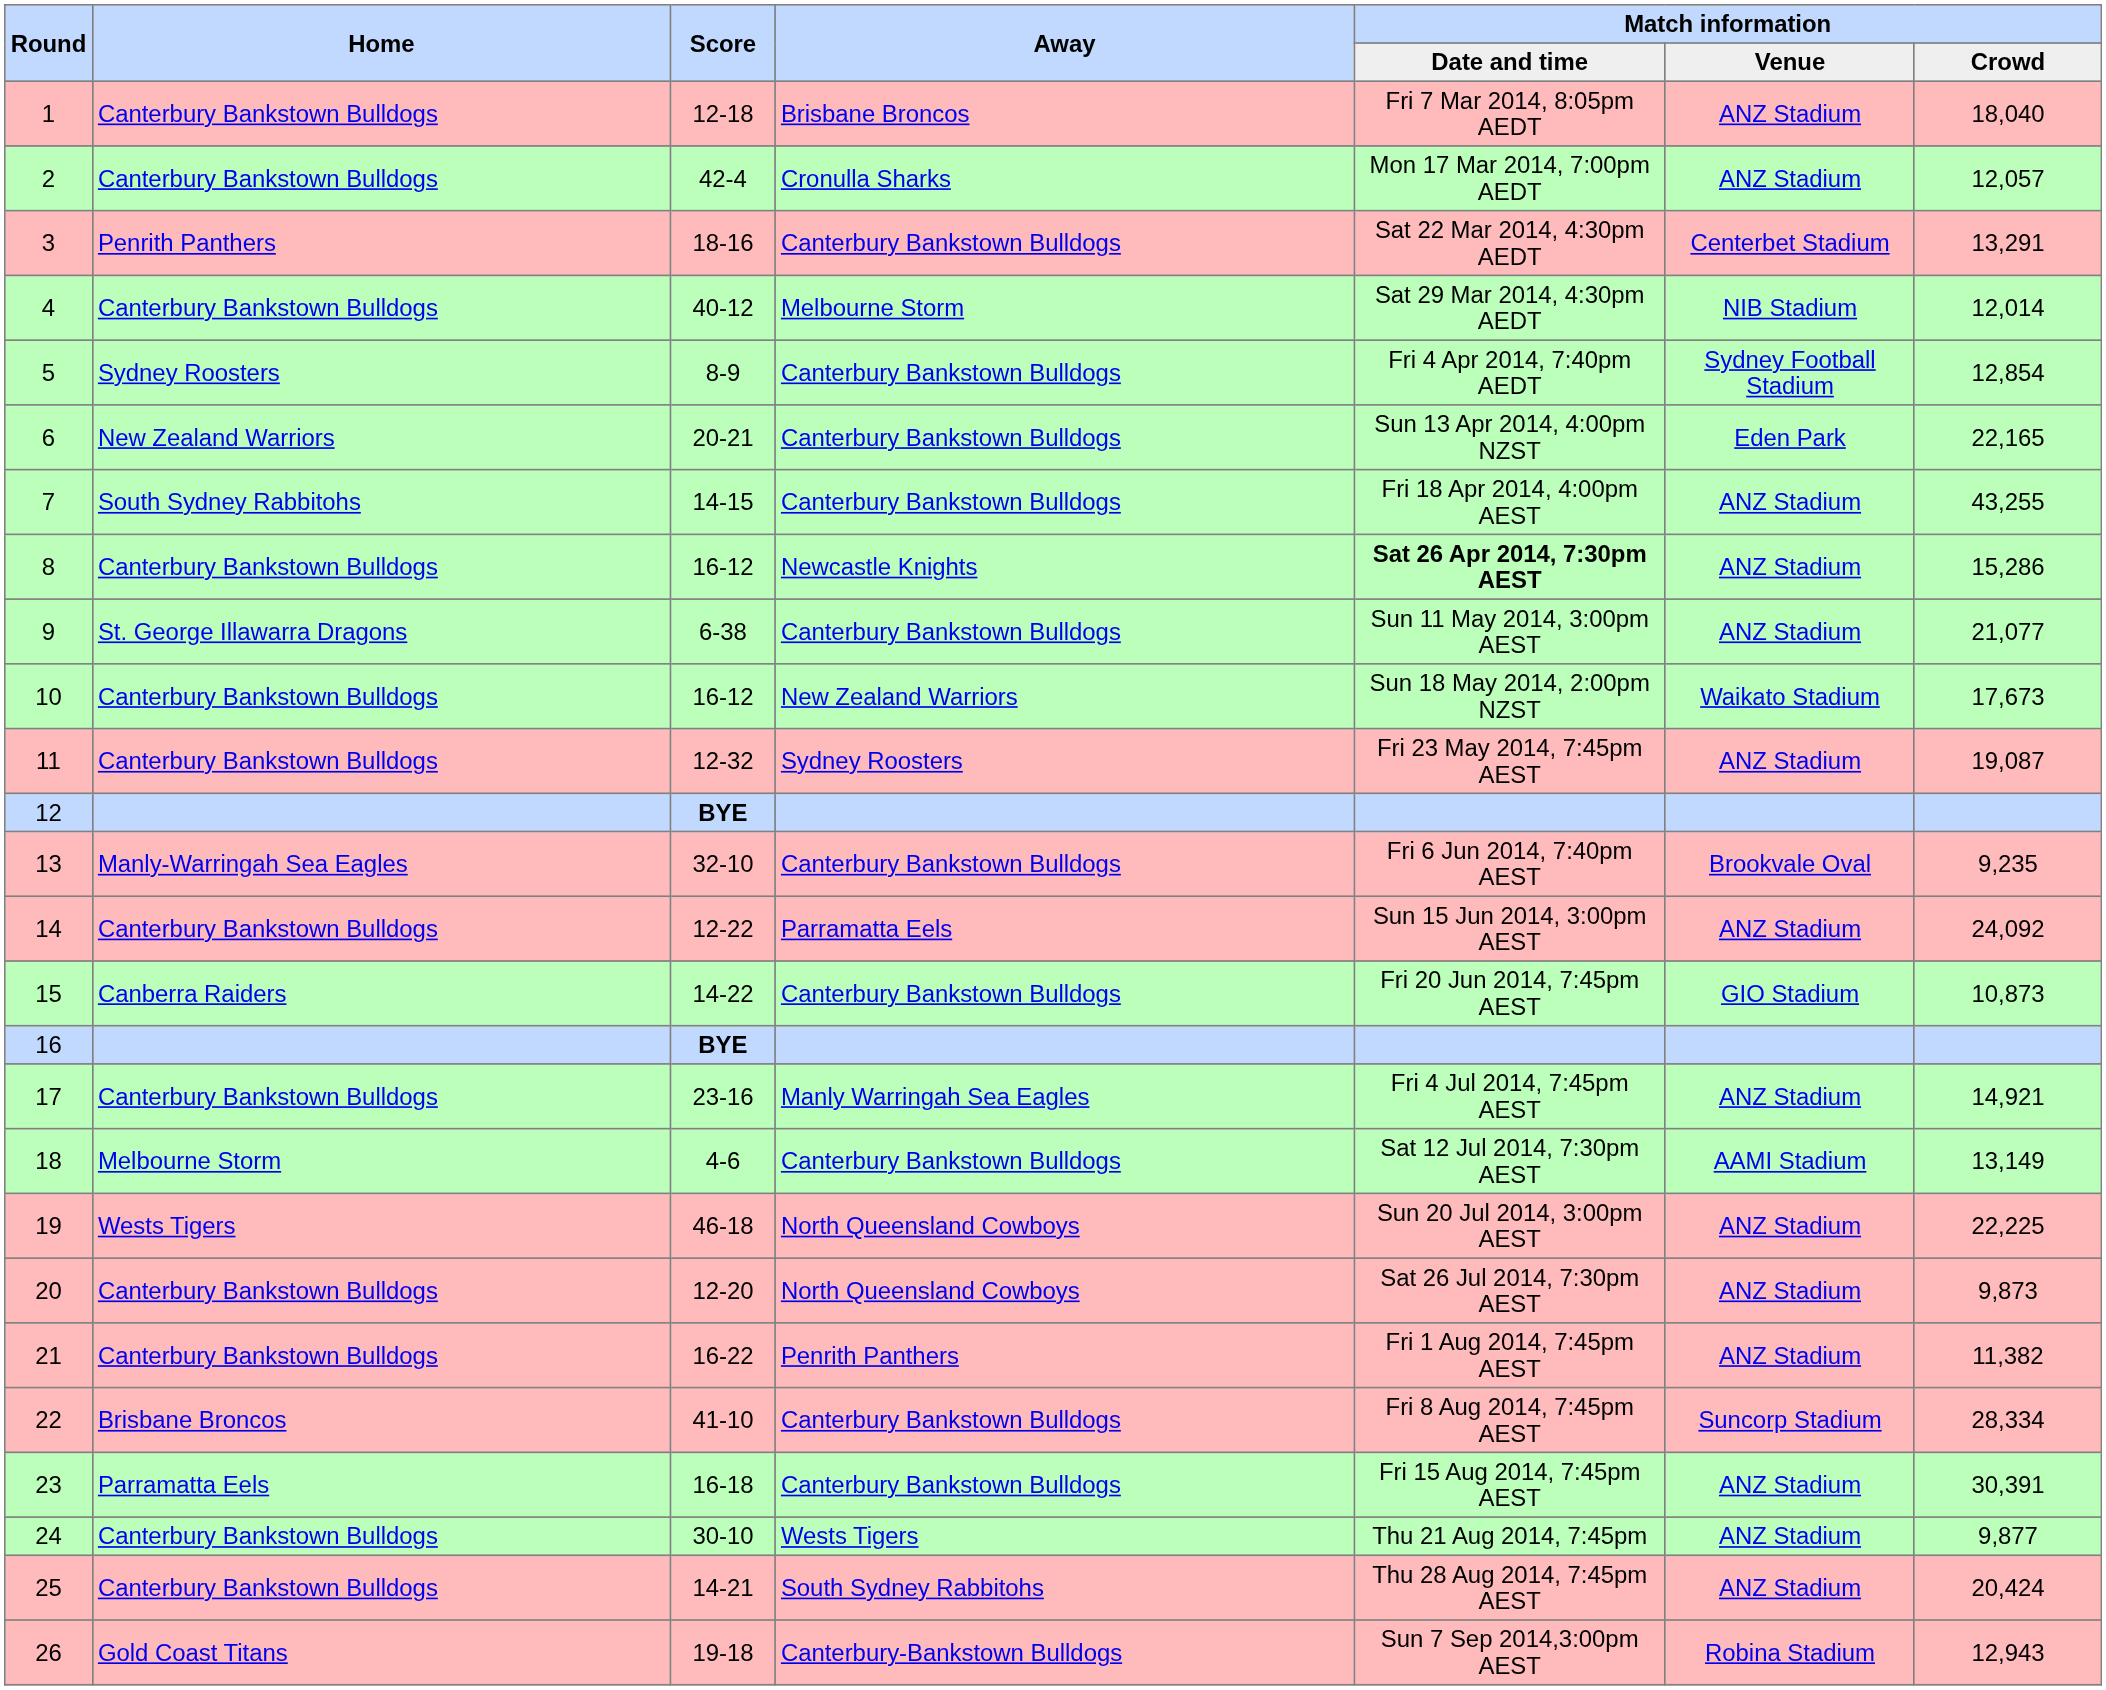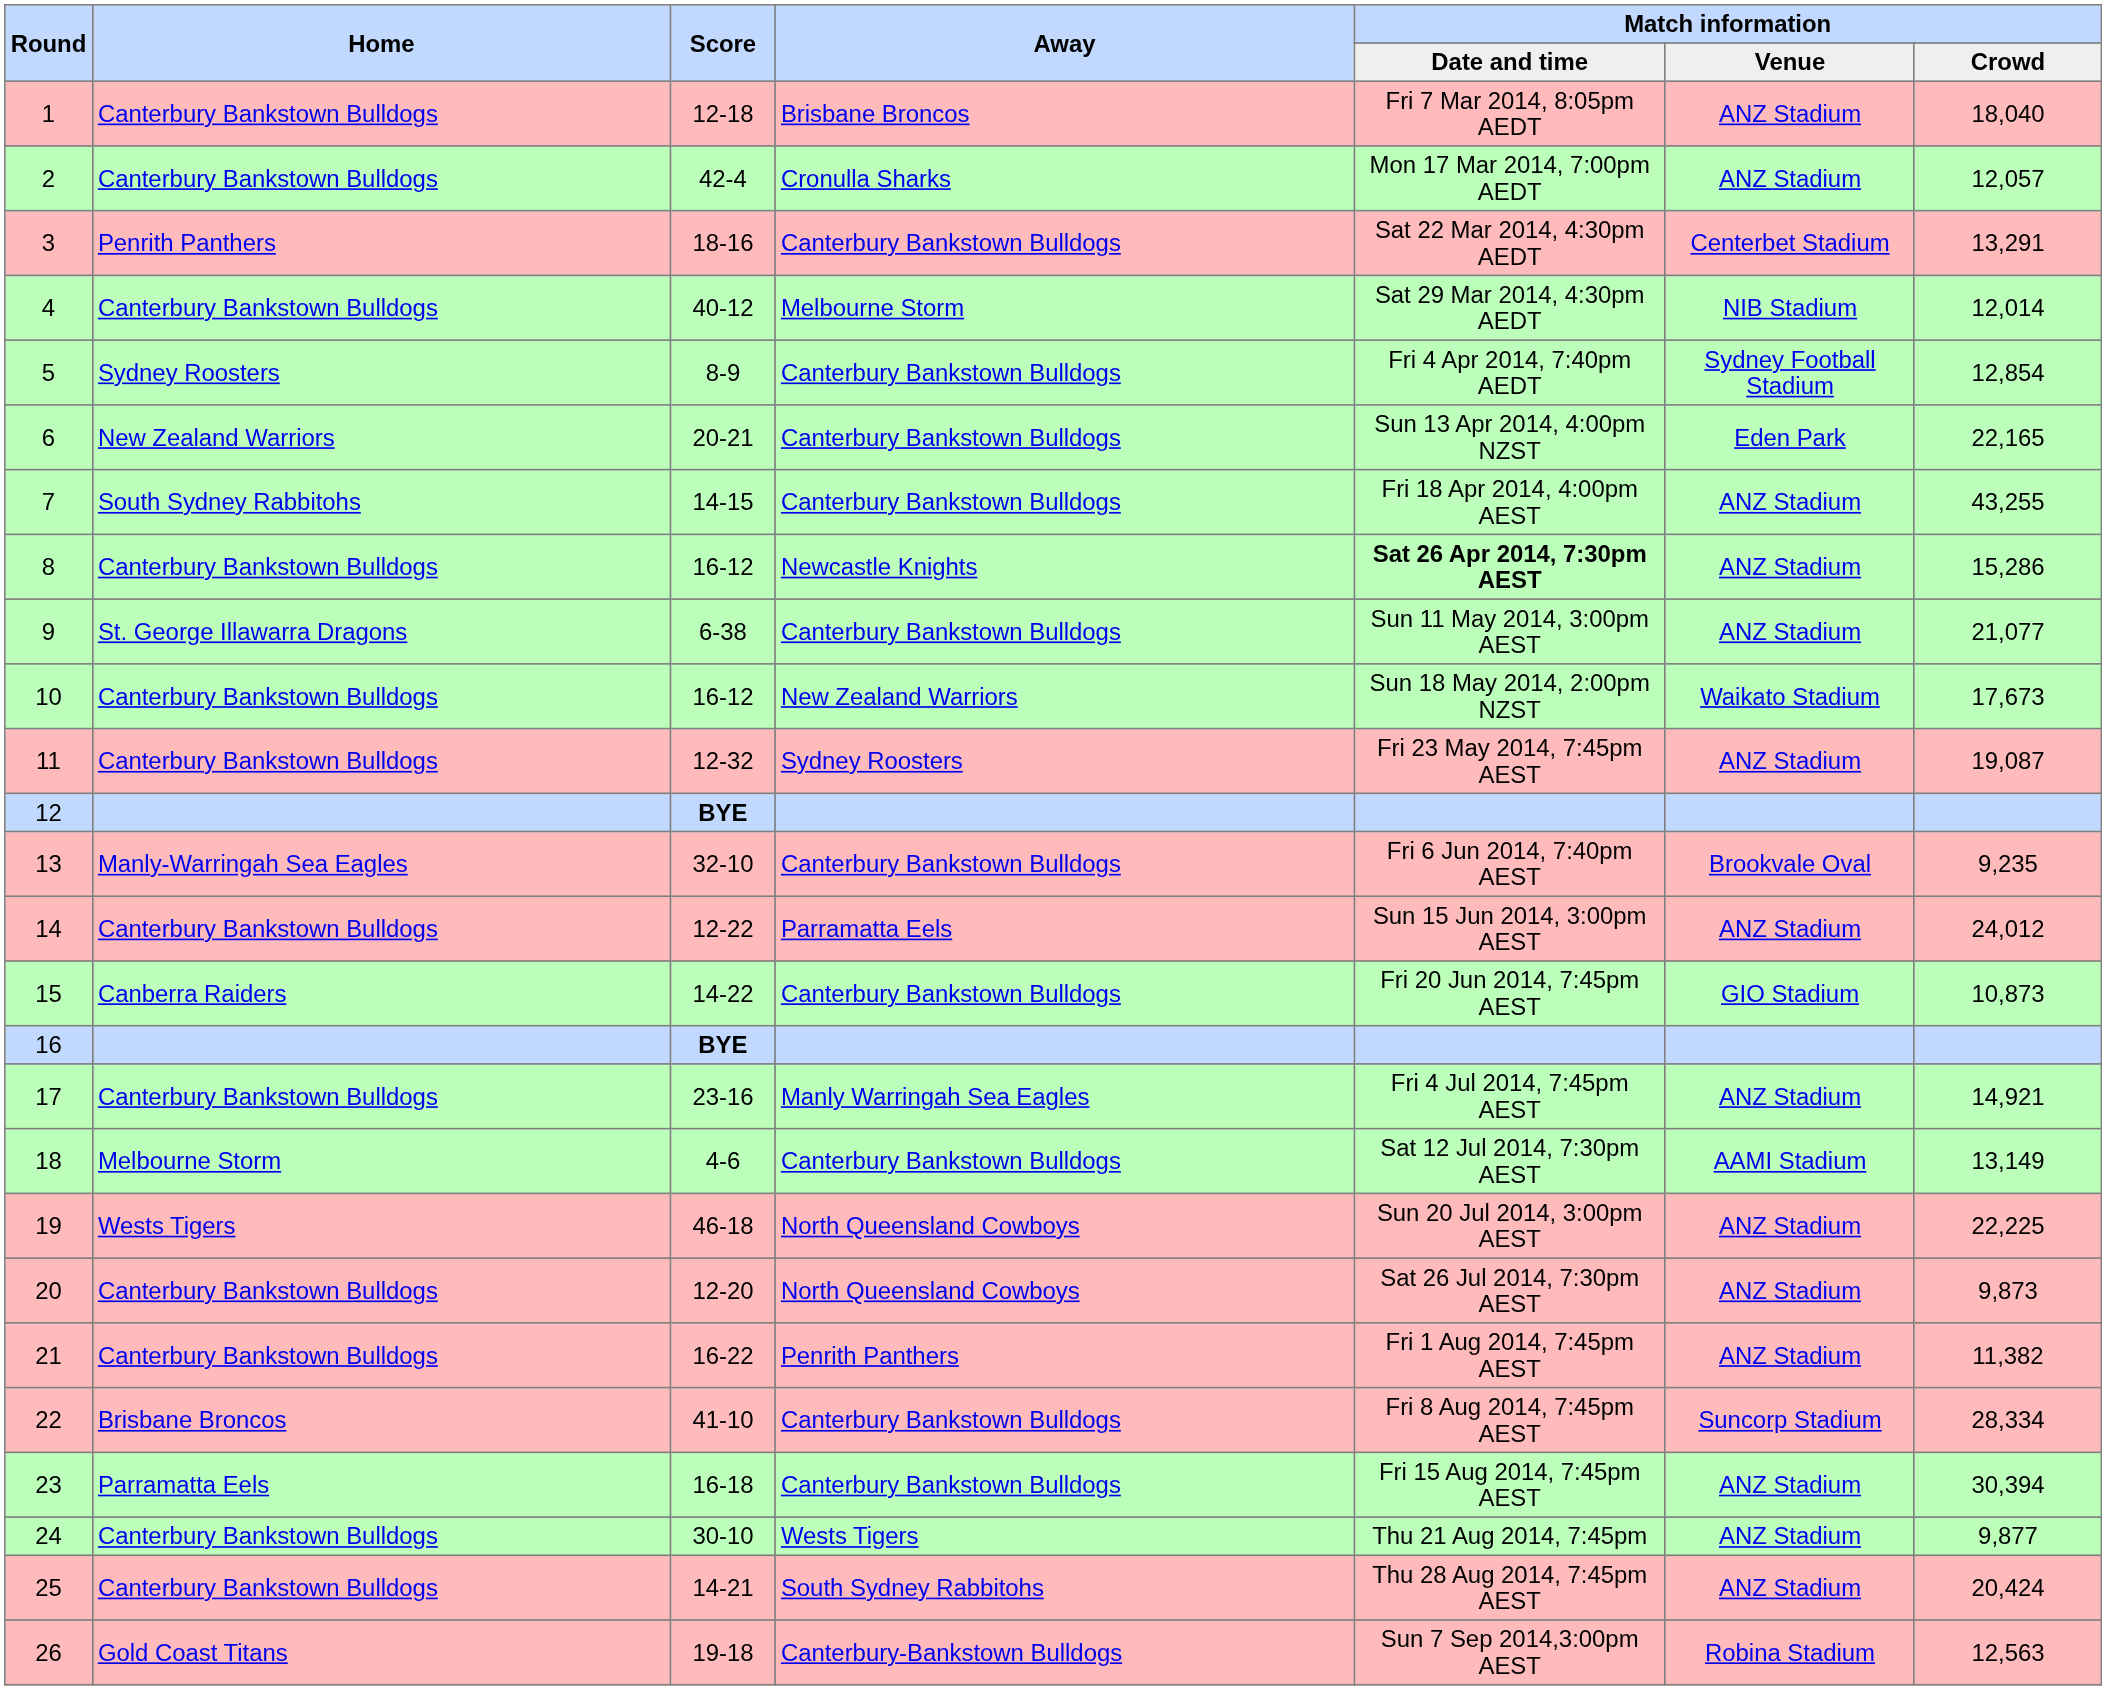(2008, 929) 24,092 -> (2008, 929) 24,012
(2008, 1485) 30,391 -> (2008, 1485) 30,394
(2008, 1652) 12,943 -> (2008, 1652) 12,563
